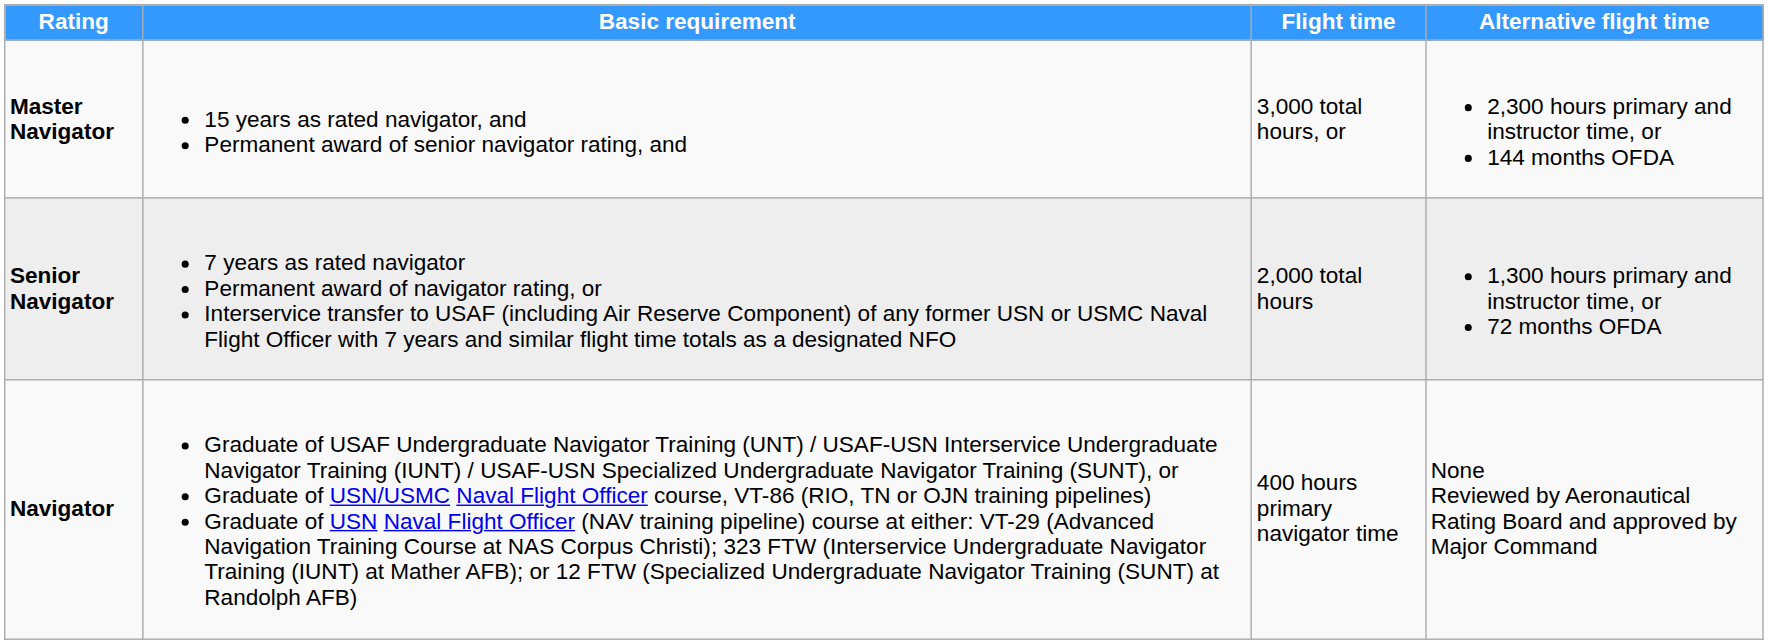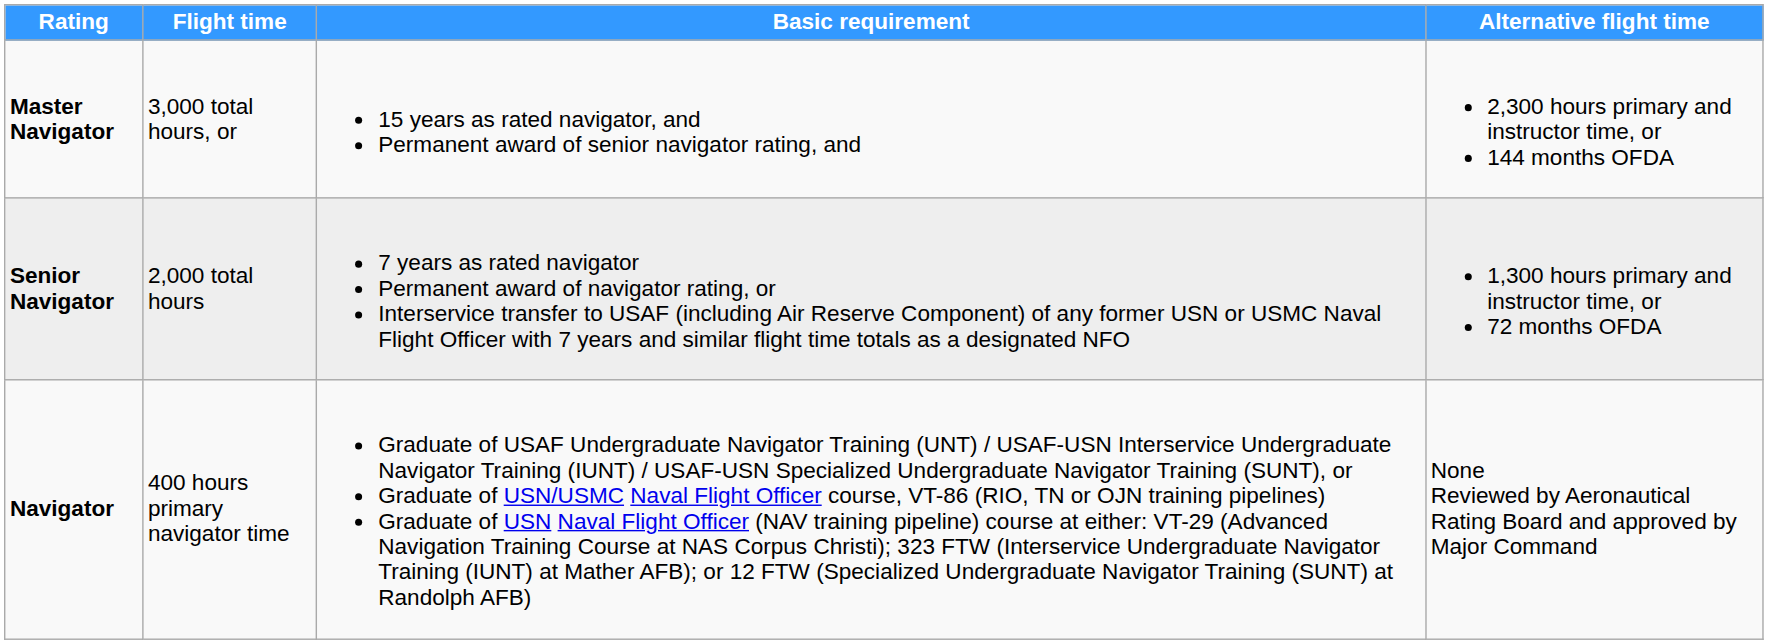columns swapped: (697, 22) <-> (1339, 22)
